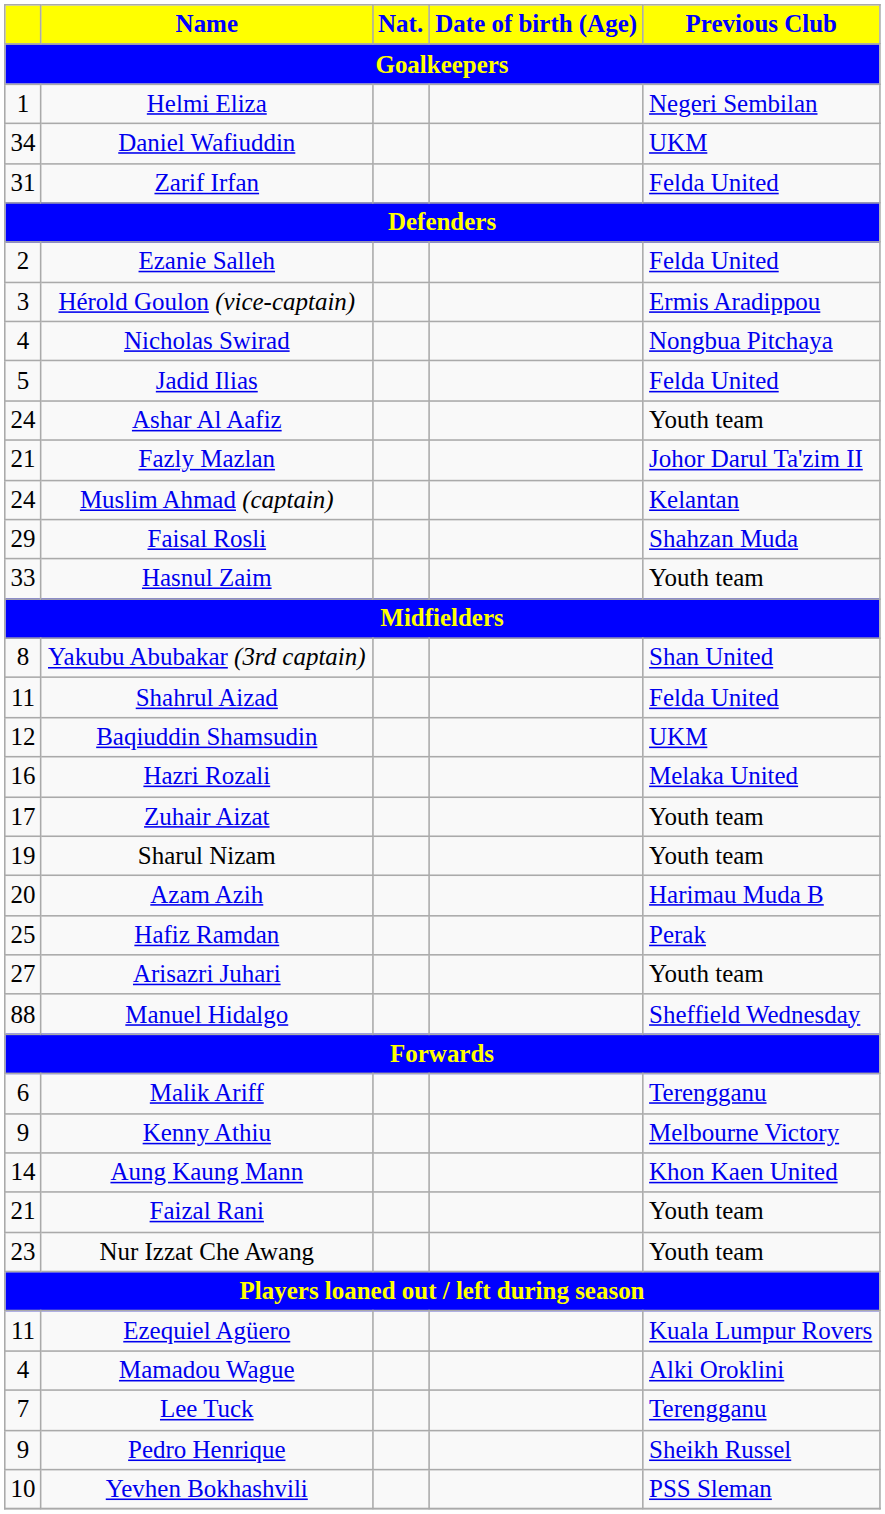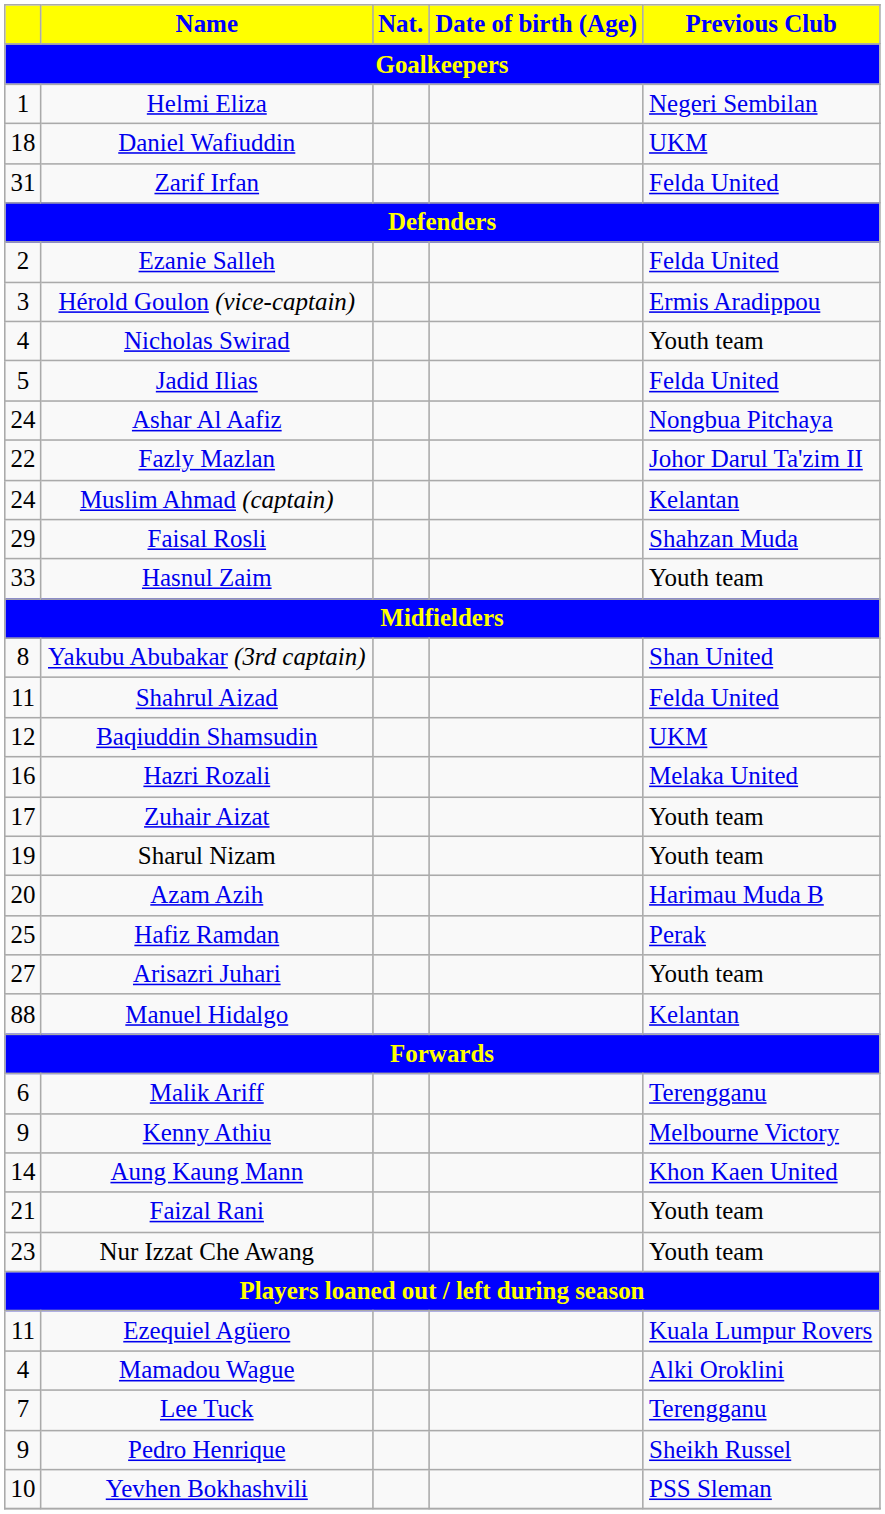(23, 143) 34 -> (23, 143) 18
(741, 340) Nongbua Pitchaya -> (706, 340) Youth team
(706, 420) Youth team -> (741, 420) Nongbua Pitchaya
(23, 459) 21 -> (23, 459) 22
(755, 1013) Sheffield Wednesday -> (694, 1013) Kelantan
